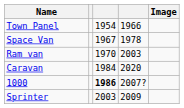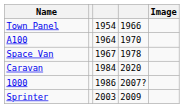+ row: (17, 40)
- row: (25, 54)
(106, 82) bold -> (106, 82) normal
